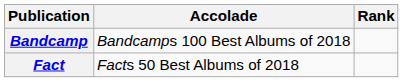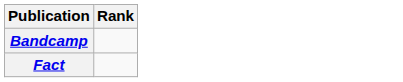- column: (224, 16)
